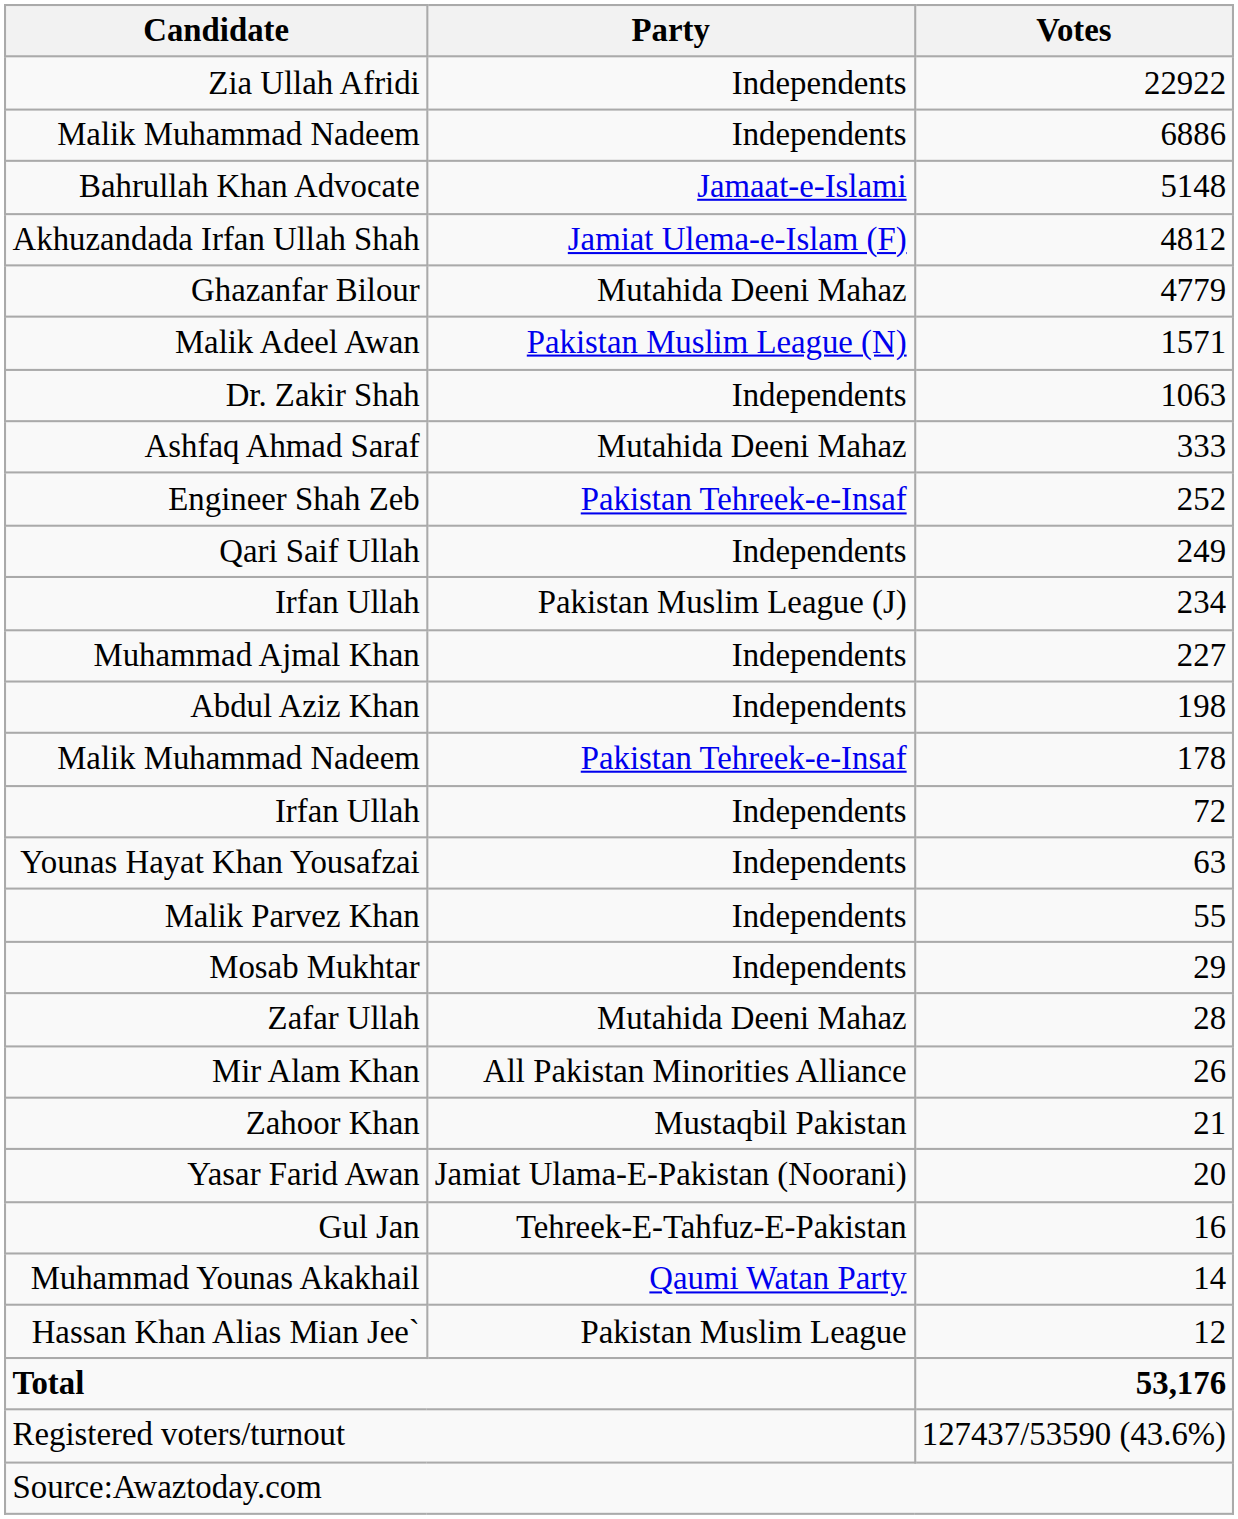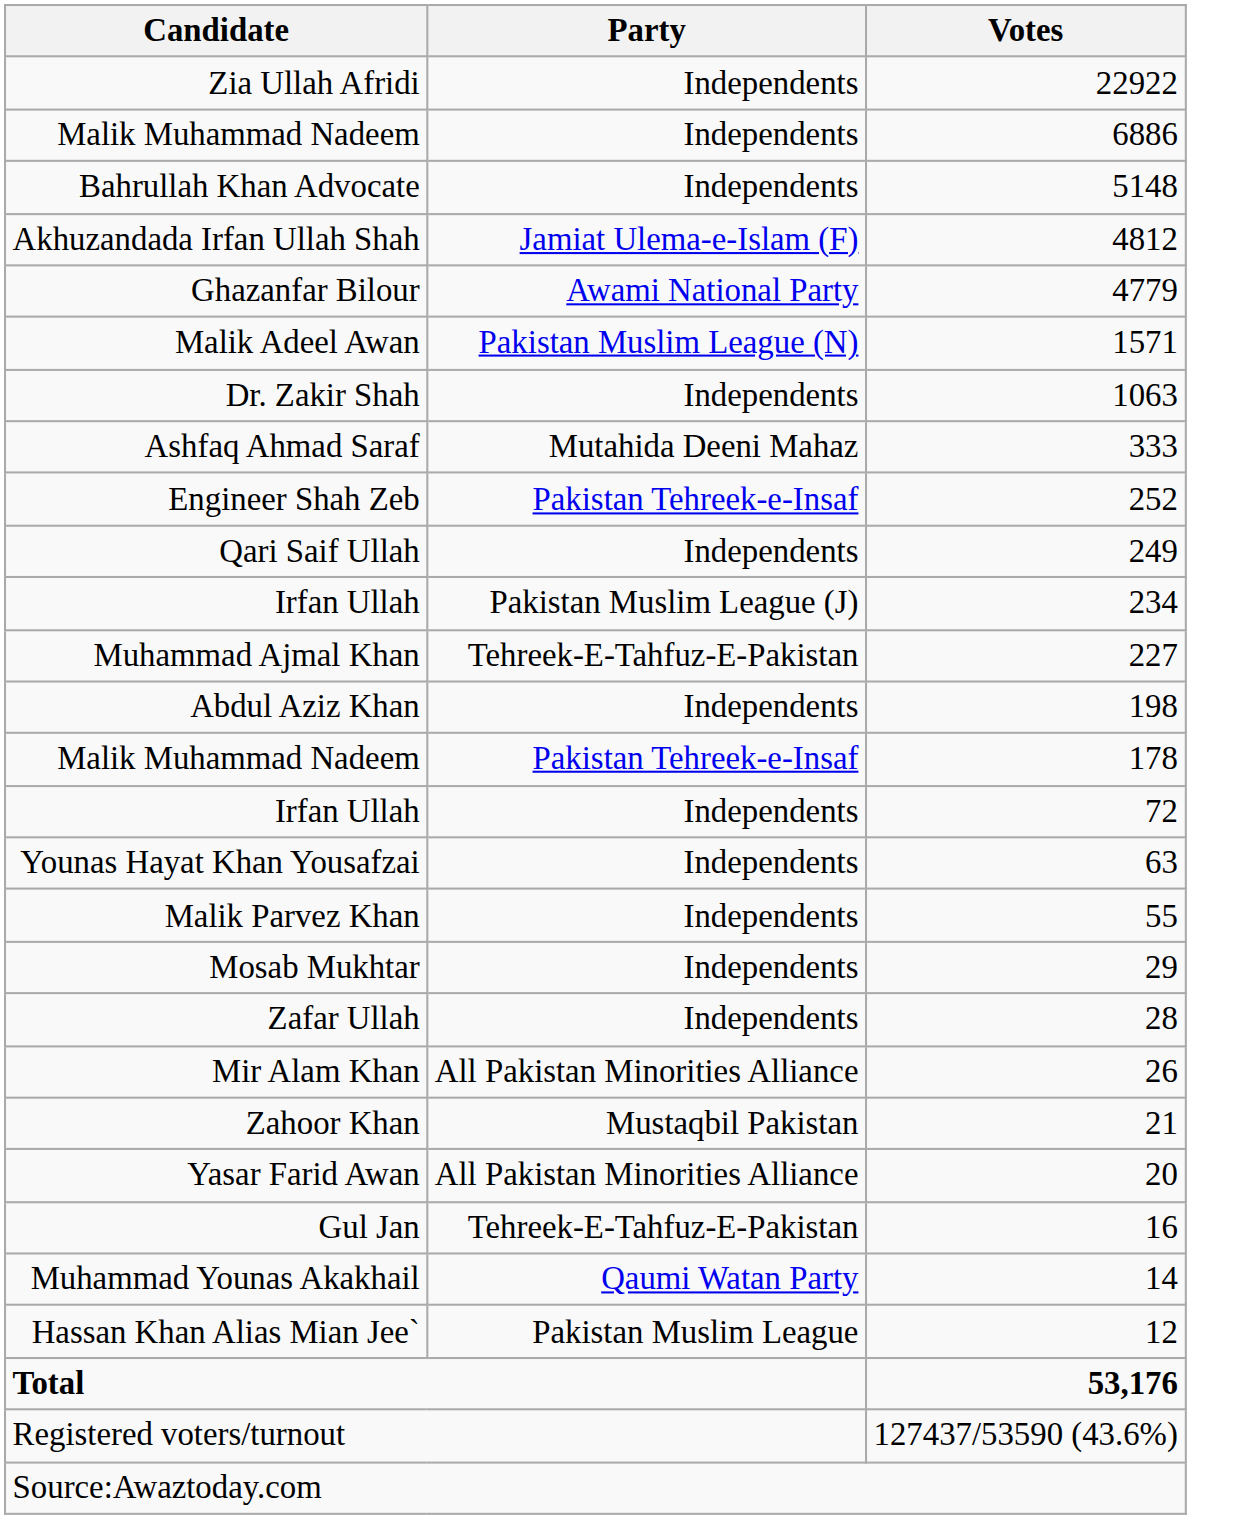(802, 186) Jamaat-e-Islami -> (771, 186) Independents
(752, 290) Mutahida Deeni Mahaz -> (712, 290) Awami National Party
(819, 654) Independents -> (663, 654) Tehreek-E-Tahfuz-E-Pakistan
(752, 1018) Mutahida Deeni Mahaz -> (771, 1018) Independents
(671, 1174) Jamiat Ulama-E-Pakistan (Noorani) -> (647, 1174) All Pakistan Minorities Alliance
